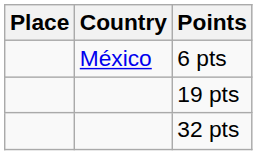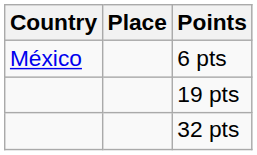columns swapped: (40, 22) <-> (123, 22)
